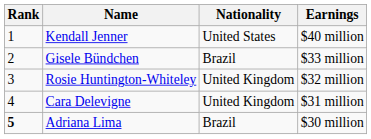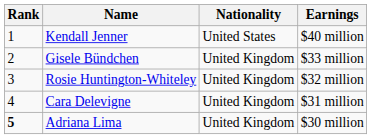(219, 58) Brazil -> (248, 58) United Kingdom
(219, 123) Brazil -> (248, 123) United Kingdom
